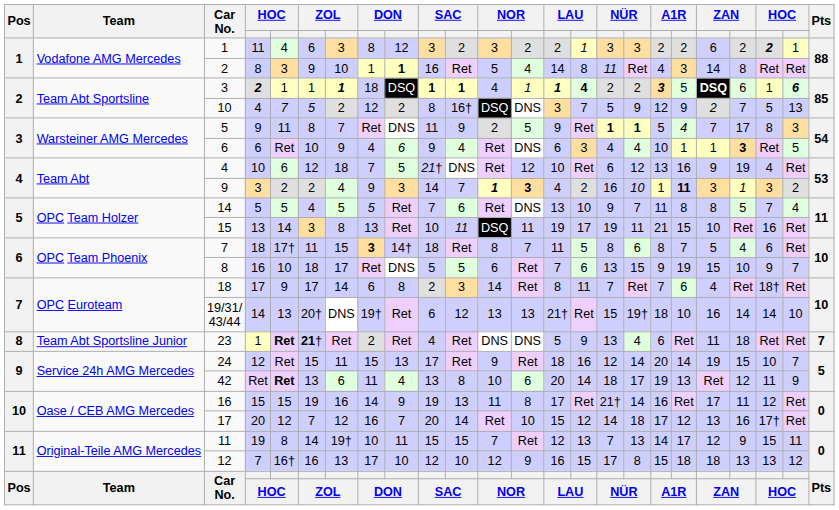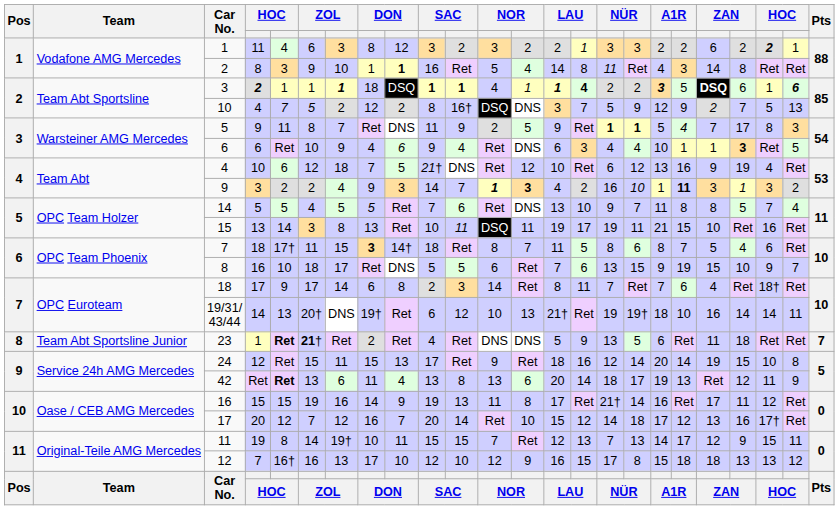(495, 314) 13 -> (495, 314) 10
(610, 314) 15 -> (610, 314) 19
(796, 314) 10 -> (796, 314) 11
(637, 341) 4 -> (637, 341) 5
(796, 361) 7 -> (796, 361) 8
(495, 381) 10 -> (495, 381) 13
